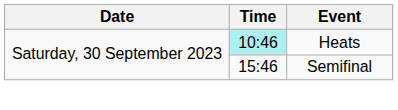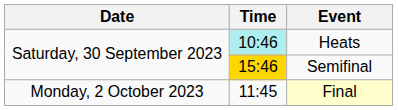(258, 67) no background -> (258, 67) gold background
+ row: (340, 92)
